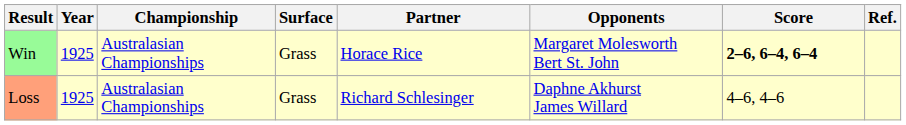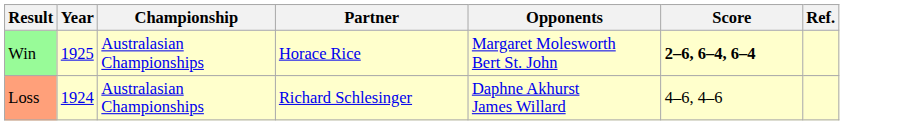- column: (306, 17)
(77, 97) 1925 -> (77, 97) 1924
